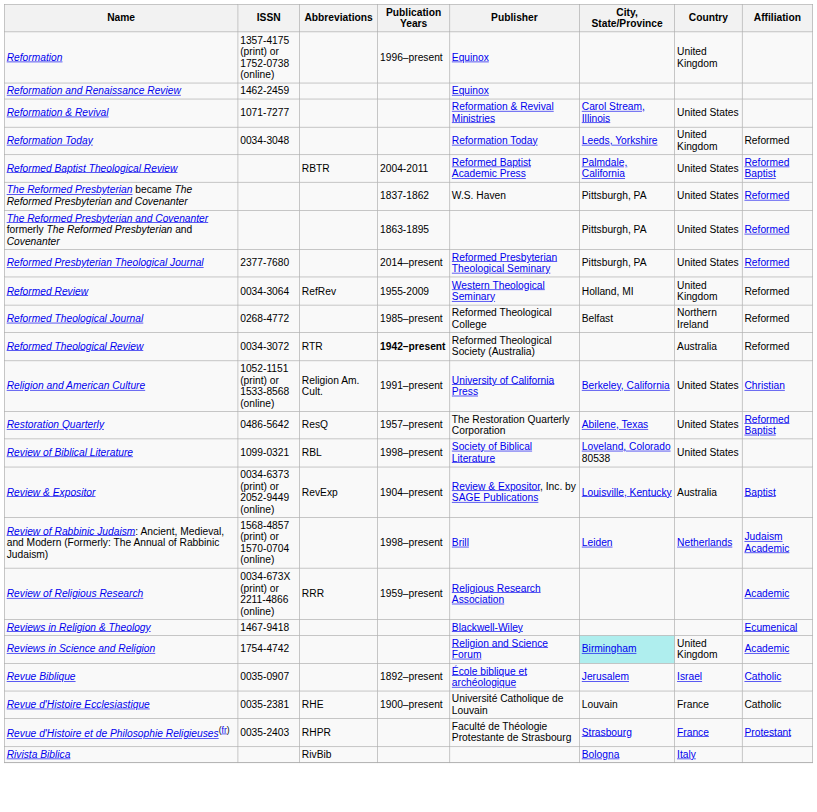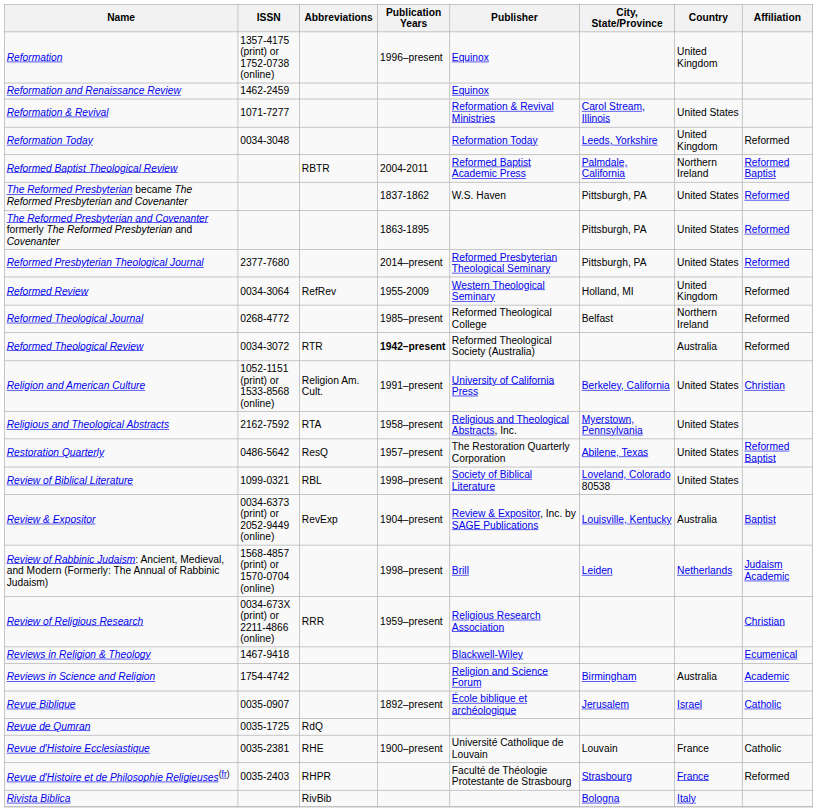(708, 168) United States -> (697, 168) Northern Ireland
+ row: (88, 425)
(767, 593) Academic -> (765, 621) Christian
(609, 649) paleturquoise background -> (609, 677) no background
(697, 649) United Kingdom -> (697, 677) Australia
+ row: (49, 727)
(768, 732) Protestant -> (767, 776) Reformed
